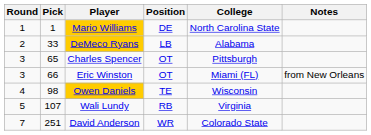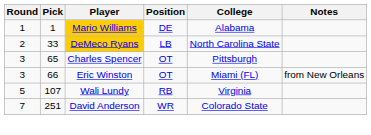(235, 28) North Carolina State -> (235, 28) Alabama
(235, 43) Alabama -> (235, 43) North Carolina State
- row: (105, 91)
